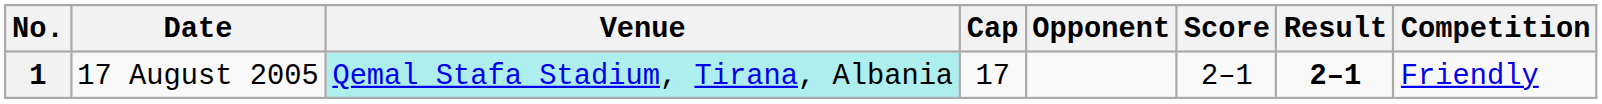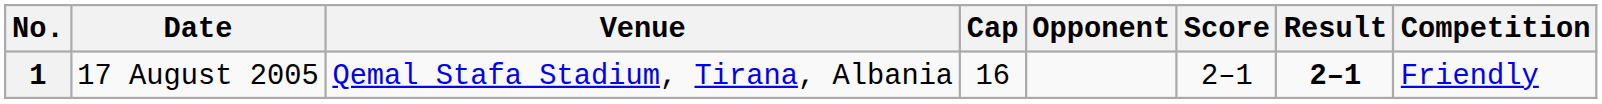(643, 75) paleturquoise background -> (643, 75) no background
(993, 75) 17 -> (993, 75) 16
